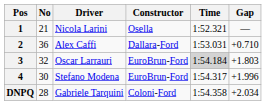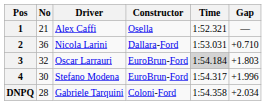(81, 28) Nicola Larini -> (76, 28) Alex Caffi
(76, 44) Alex Caffi -> (81, 44) Nicola Larini
